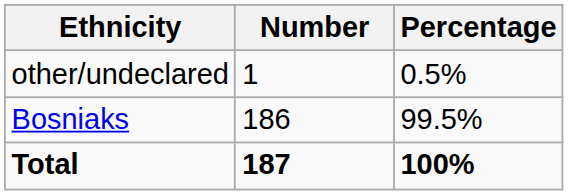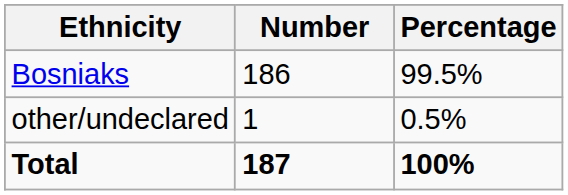rows swapped: (70, 119) <-> (120, 73)
